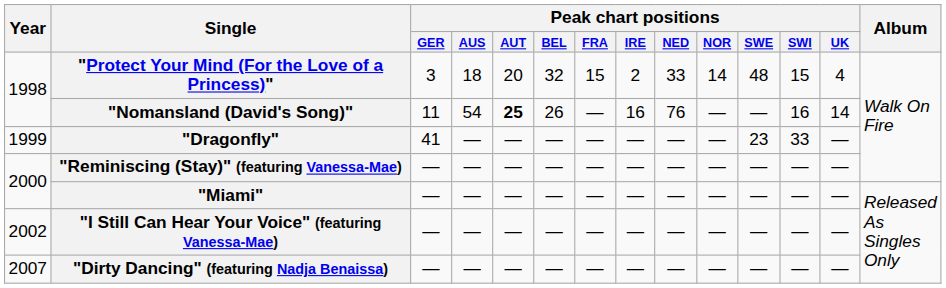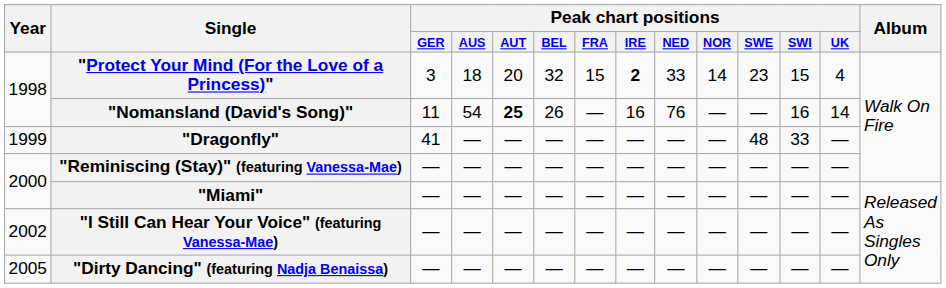(635, 75) normal -> (635, 75) bold
(759, 75) 48 -> (759, 75) 23
(759, 140) 23 -> (759, 140) 48
(28, 269) 2007 -> (28, 269) 2005
